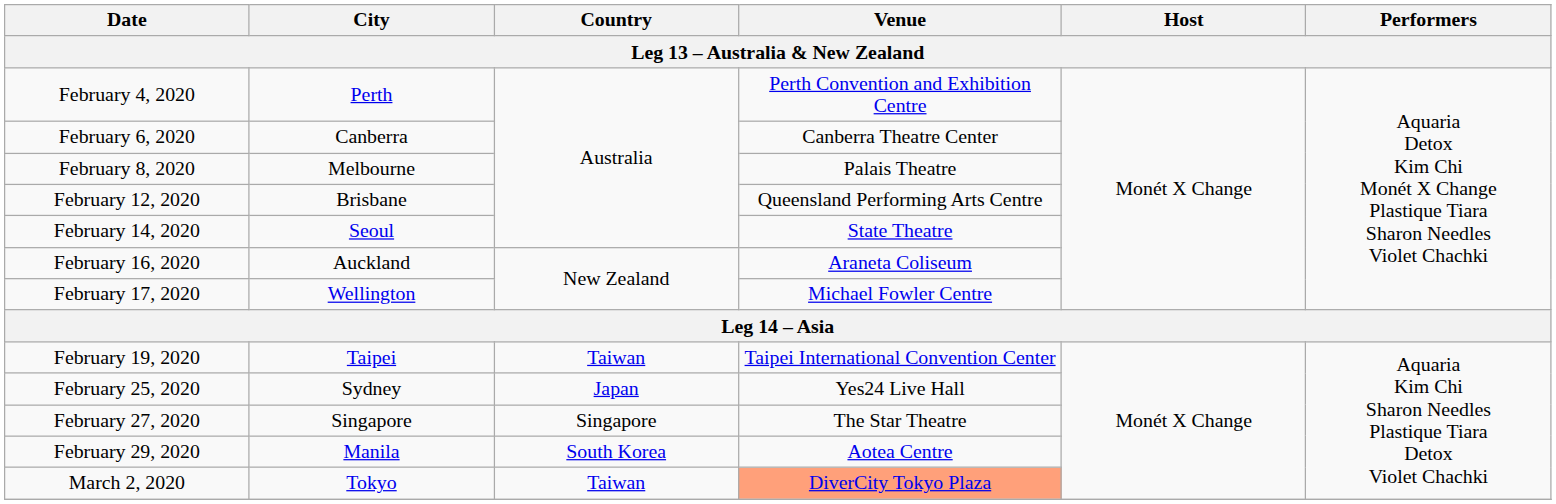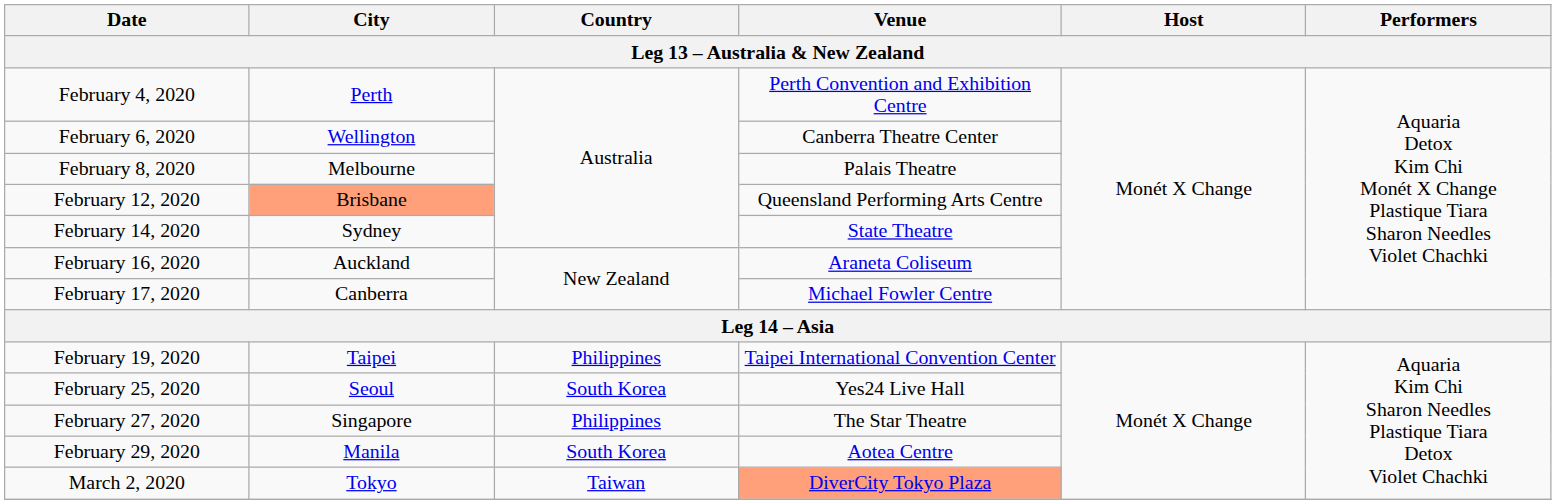(372, 136) Canberra -> (371, 136) Wellington
(372, 199) no background -> (371, 199) lightsalmon background
(372, 231) Seoul -> (371, 231) Sydney
(372, 294) Wellington -> (371, 294) Canberra
(616, 357) Taiwan -> (616, 357) Philippines
(372, 388) Sydney -> (371, 388) Seoul
(616, 388) Japan -> (616, 388) South Korea
(616, 420) Singapore -> (616, 420) Philippines
